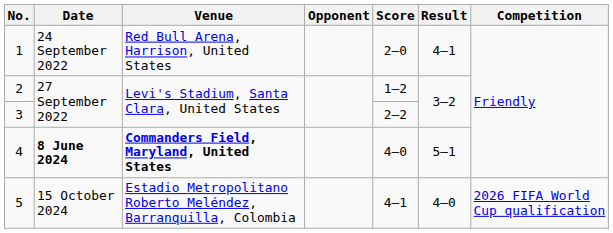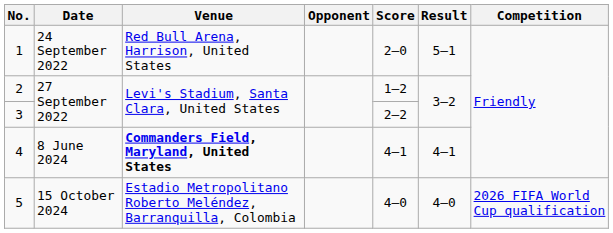(444, 51) 4–1 -> (444, 51) 5–1
(60, 152) bold -> (60, 152) normal
(395, 152) 4–0 -> (395, 152) 4–1
(444, 152) 5–1 -> (444, 152) 4–1
(395, 203) 4–1 -> (395, 203) 4–0
